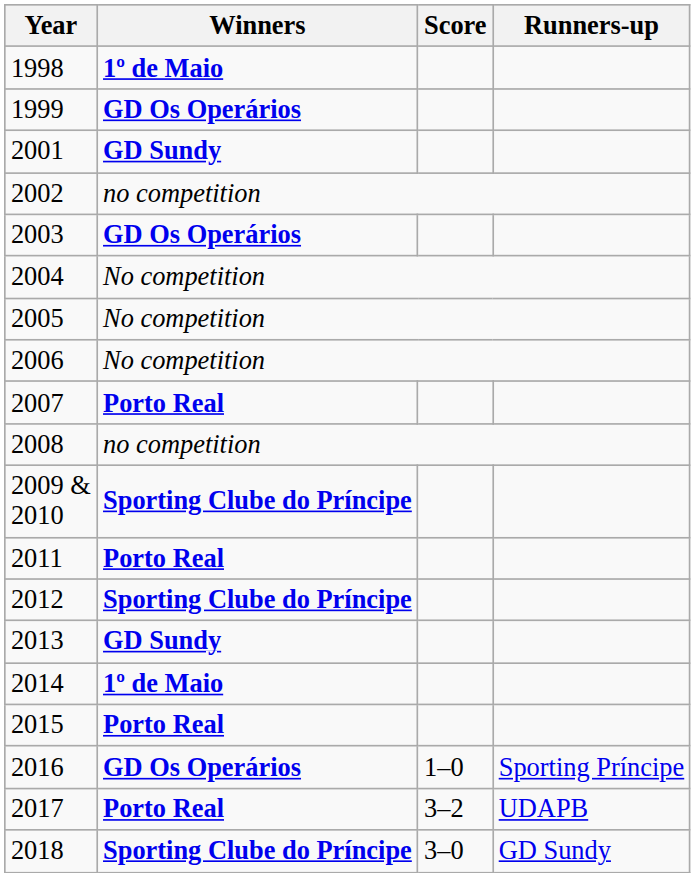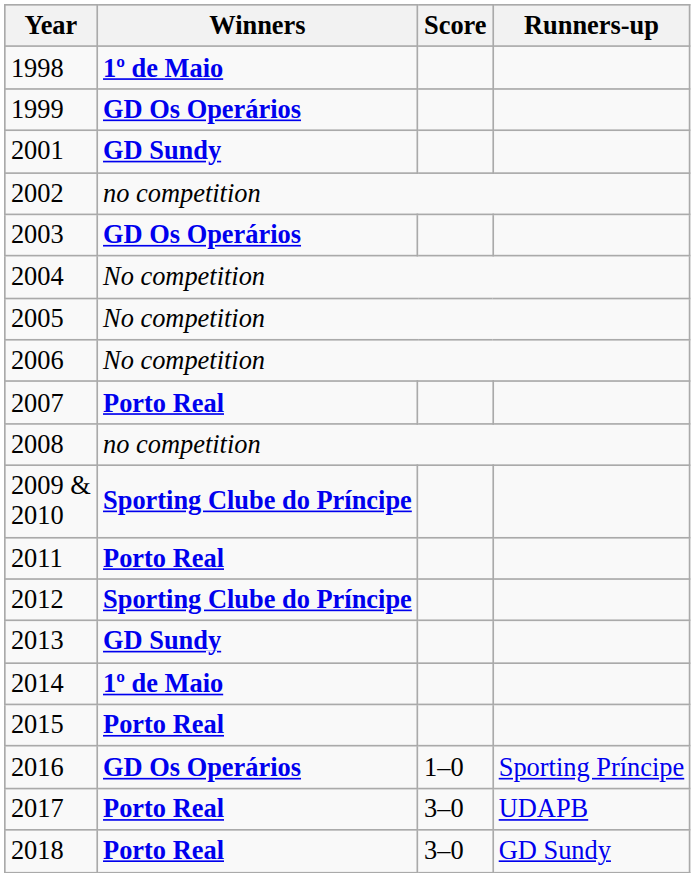(444, 808) 3–2 -> (444, 808) 3–0
(257, 850) Sporting Clube do Príncipe -> (164, 850) Porto Real
